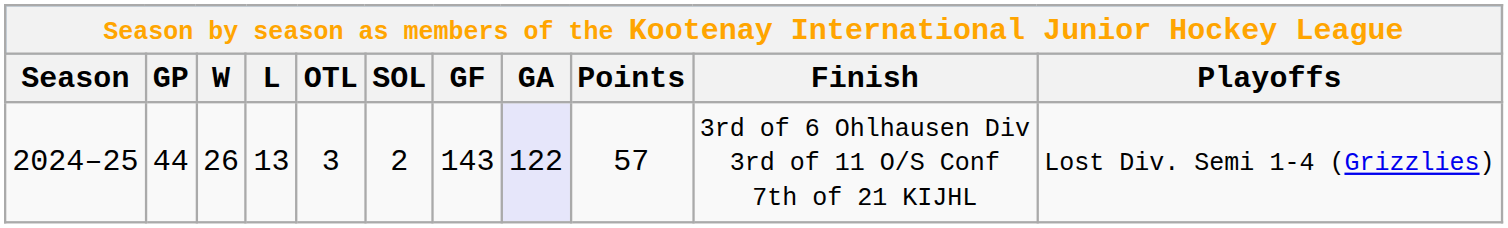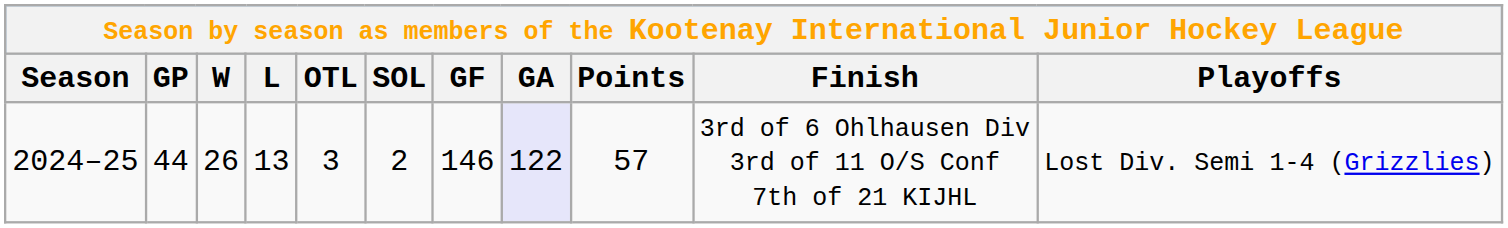(468, 162) 143 -> (468, 162) 146
